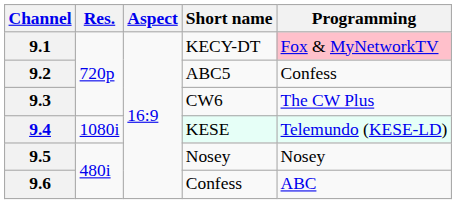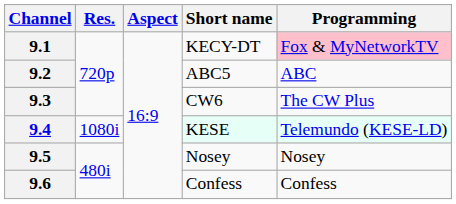(309, 73) Confess -> (298, 73) ABC
(298, 184) ABC -> (309, 184) Confess
